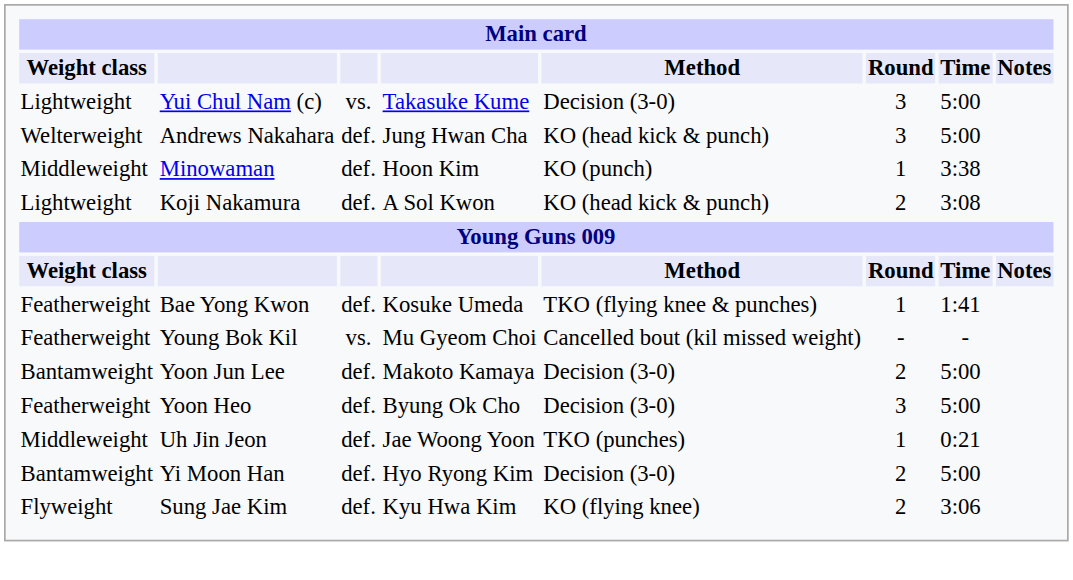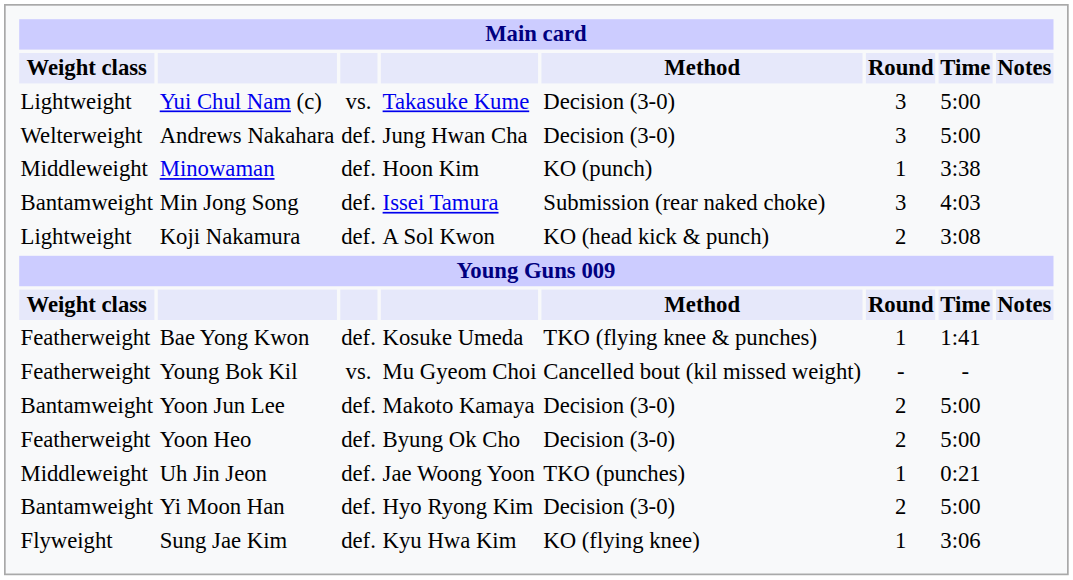(656, 135) KO (head kick & punch) -> (609, 135) Decision (3-0)
+ row: (229, 202)
(901, 405) 3 -> (901, 439) 2
(901, 506) 2 -> (901, 540) 1
